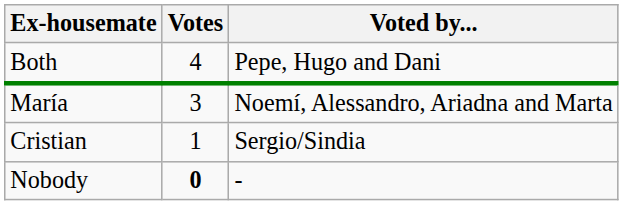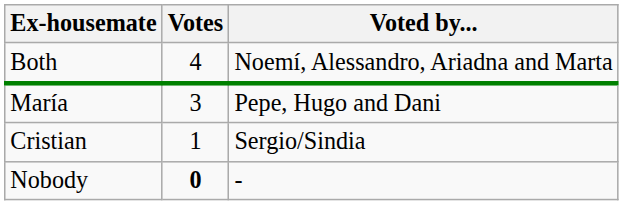(338, 61) Pepe, Hugo and Dani -> (424, 61) Noemí, Alessandro, Ariadna and Marta
(424, 103) Noemí, Alessandro, Ariadna and Marta -> (338, 103) Pepe, Hugo and Dani
